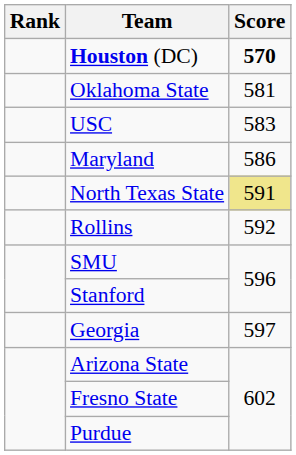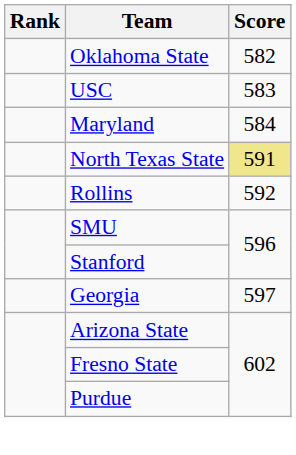- row: (134, 55)
(260, 90) 581 -> (260, 55) 582
(260, 158) 586 -> (260, 124) 584
